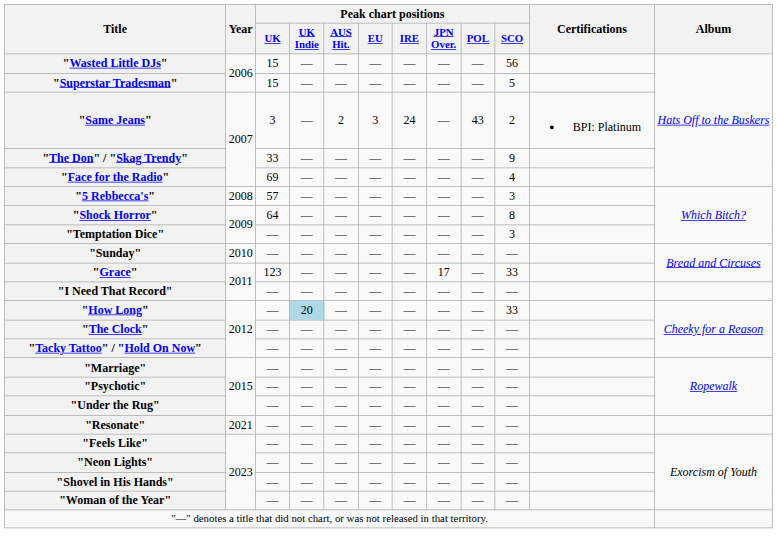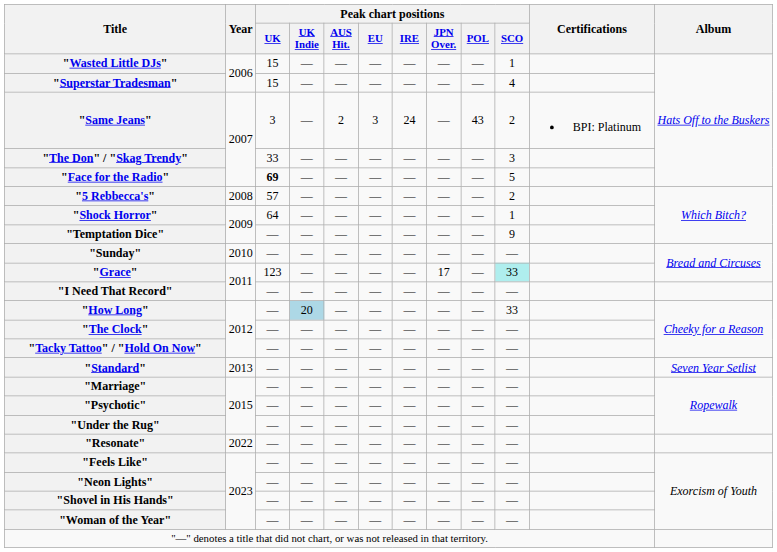(512, 63) 56 -> (512, 63) 1
(512, 82) 5 -> (512, 82) 4
(512, 158) 9 -> (512, 158) 3
(273, 177) normal -> (273, 177) bold
(512, 177) 4 -> (512, 177) 5
(512, 196) 3 -> (512, 196) 2
(512, 215) 8 -> (512, 215) 1
(512, 234) 3 -> (512, 234) 9
(512, 272) no background -> (512, 272) paleturquoise background
+ row: (115, 367)
(241, 424) 2021 -> (241, 443) 2022
